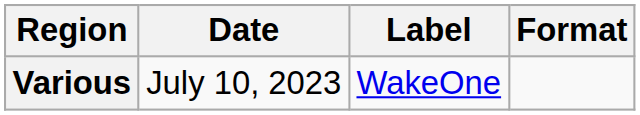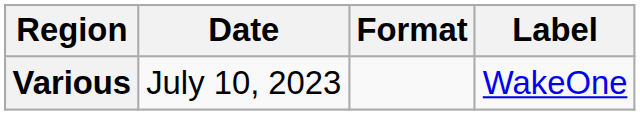columns swapped: (572, 30) <-> (429, 30)
